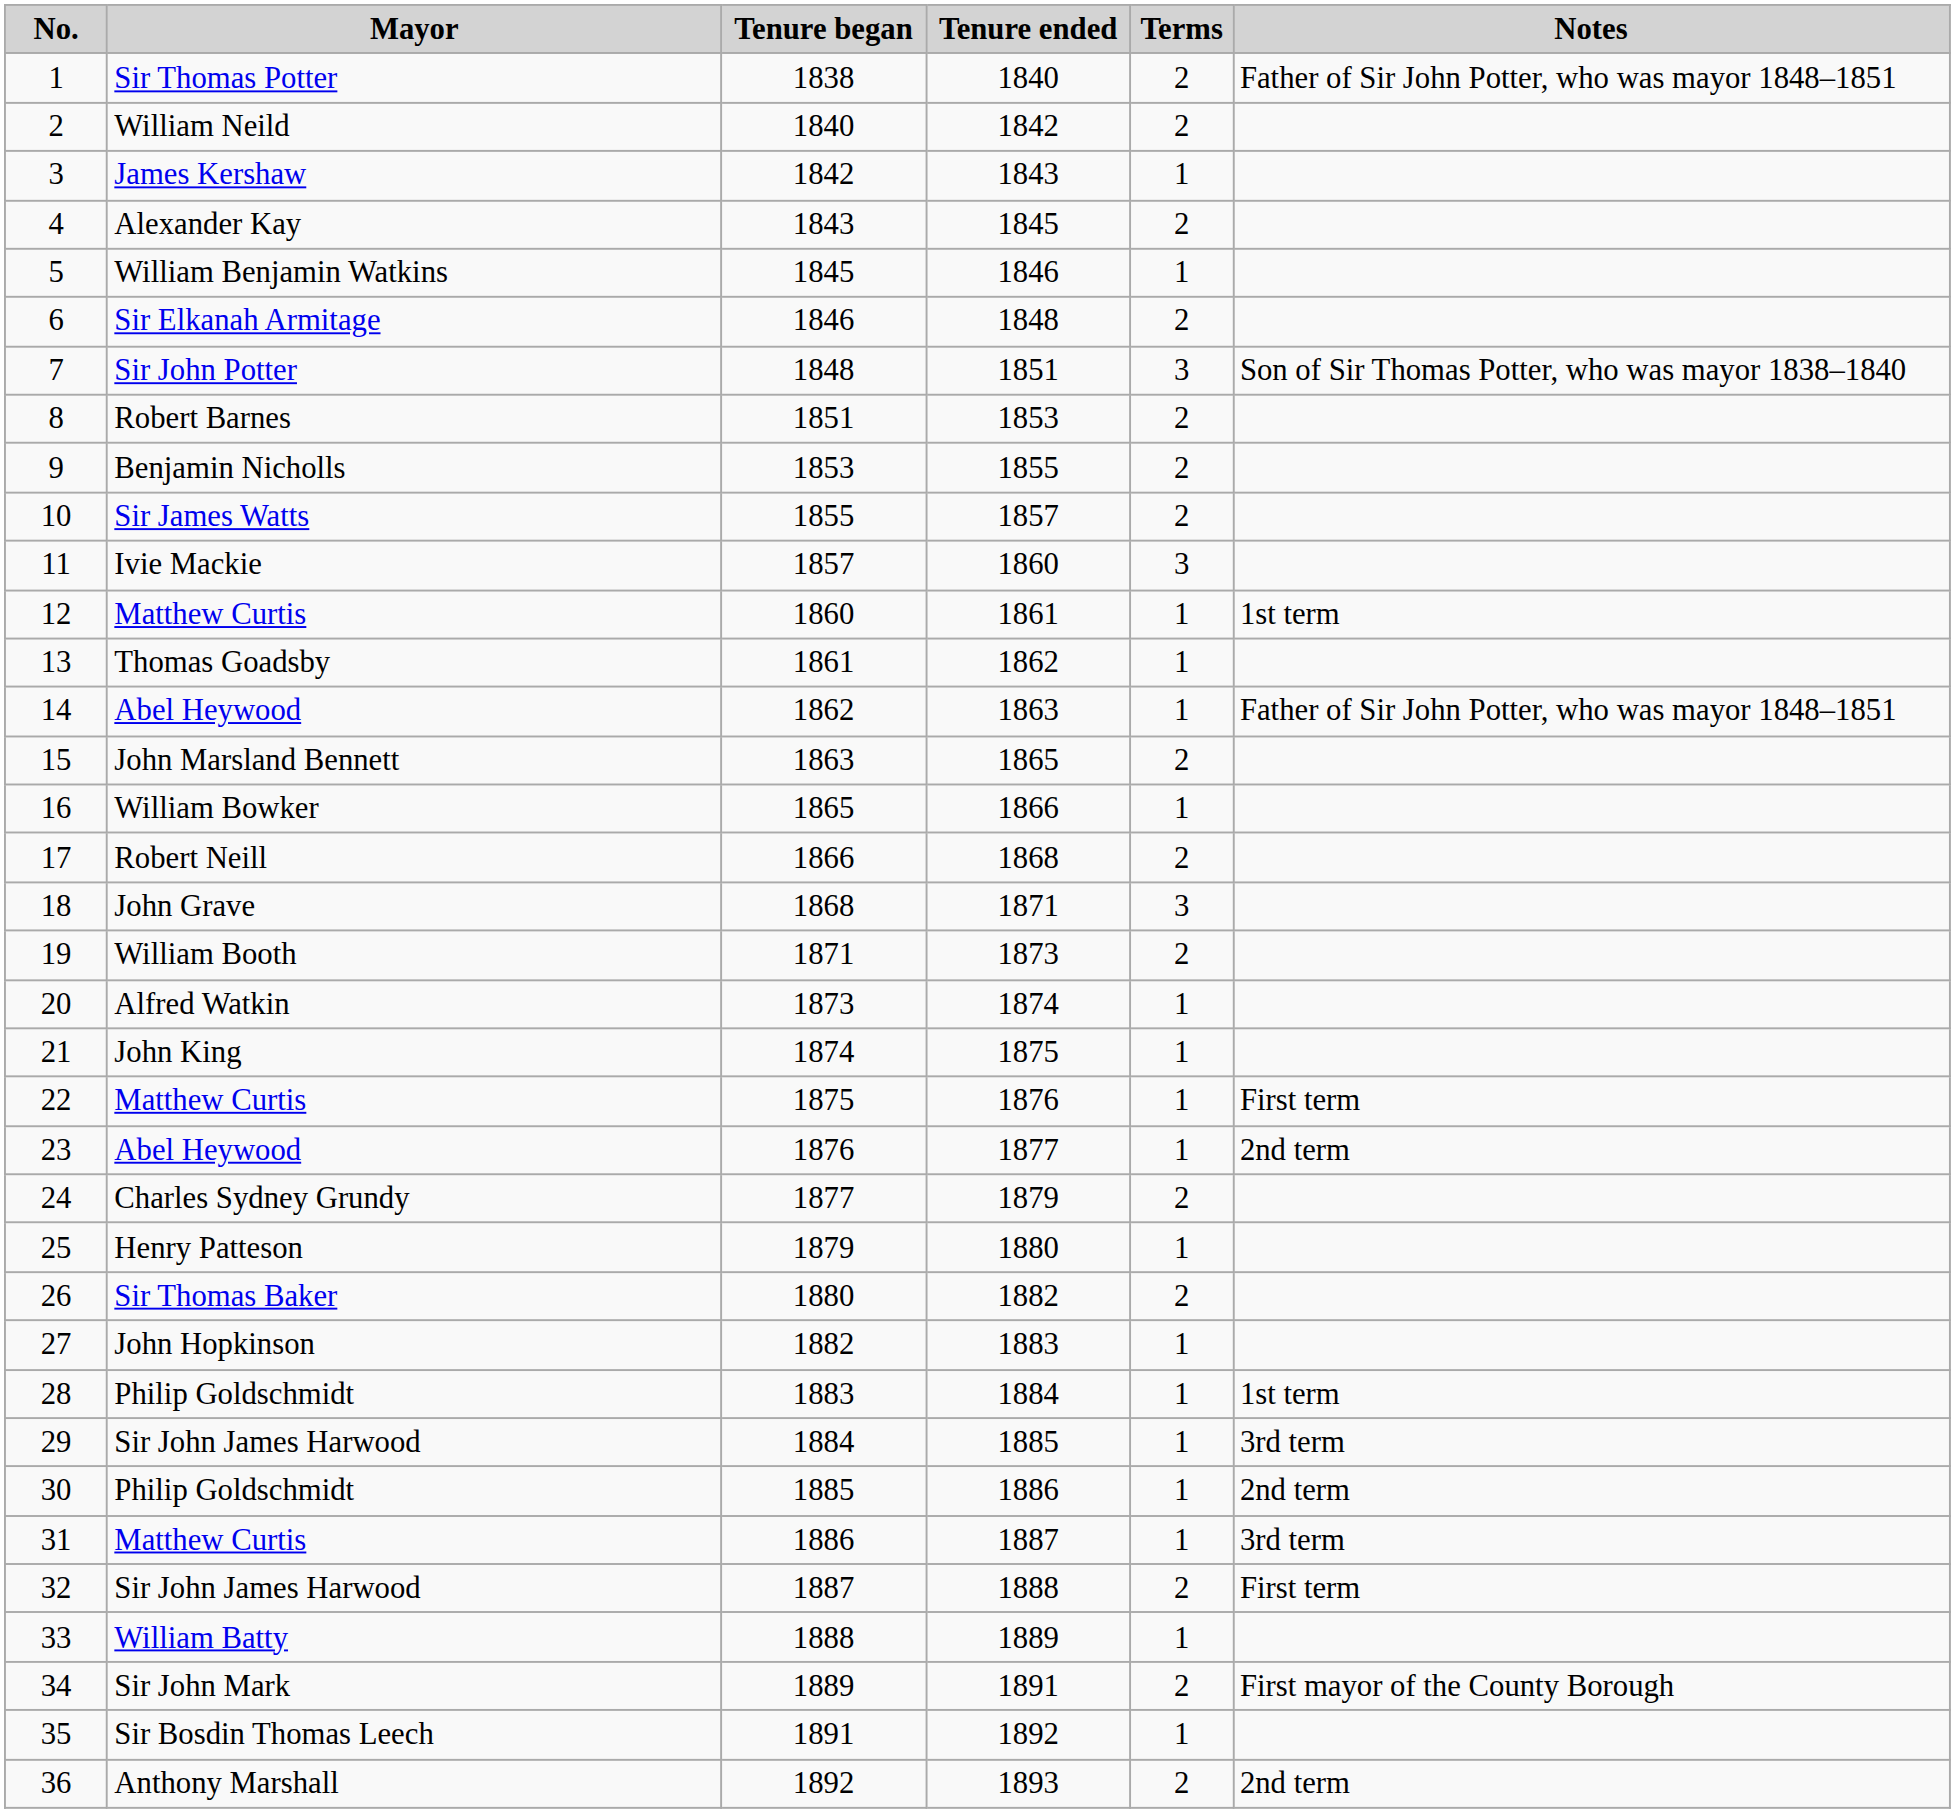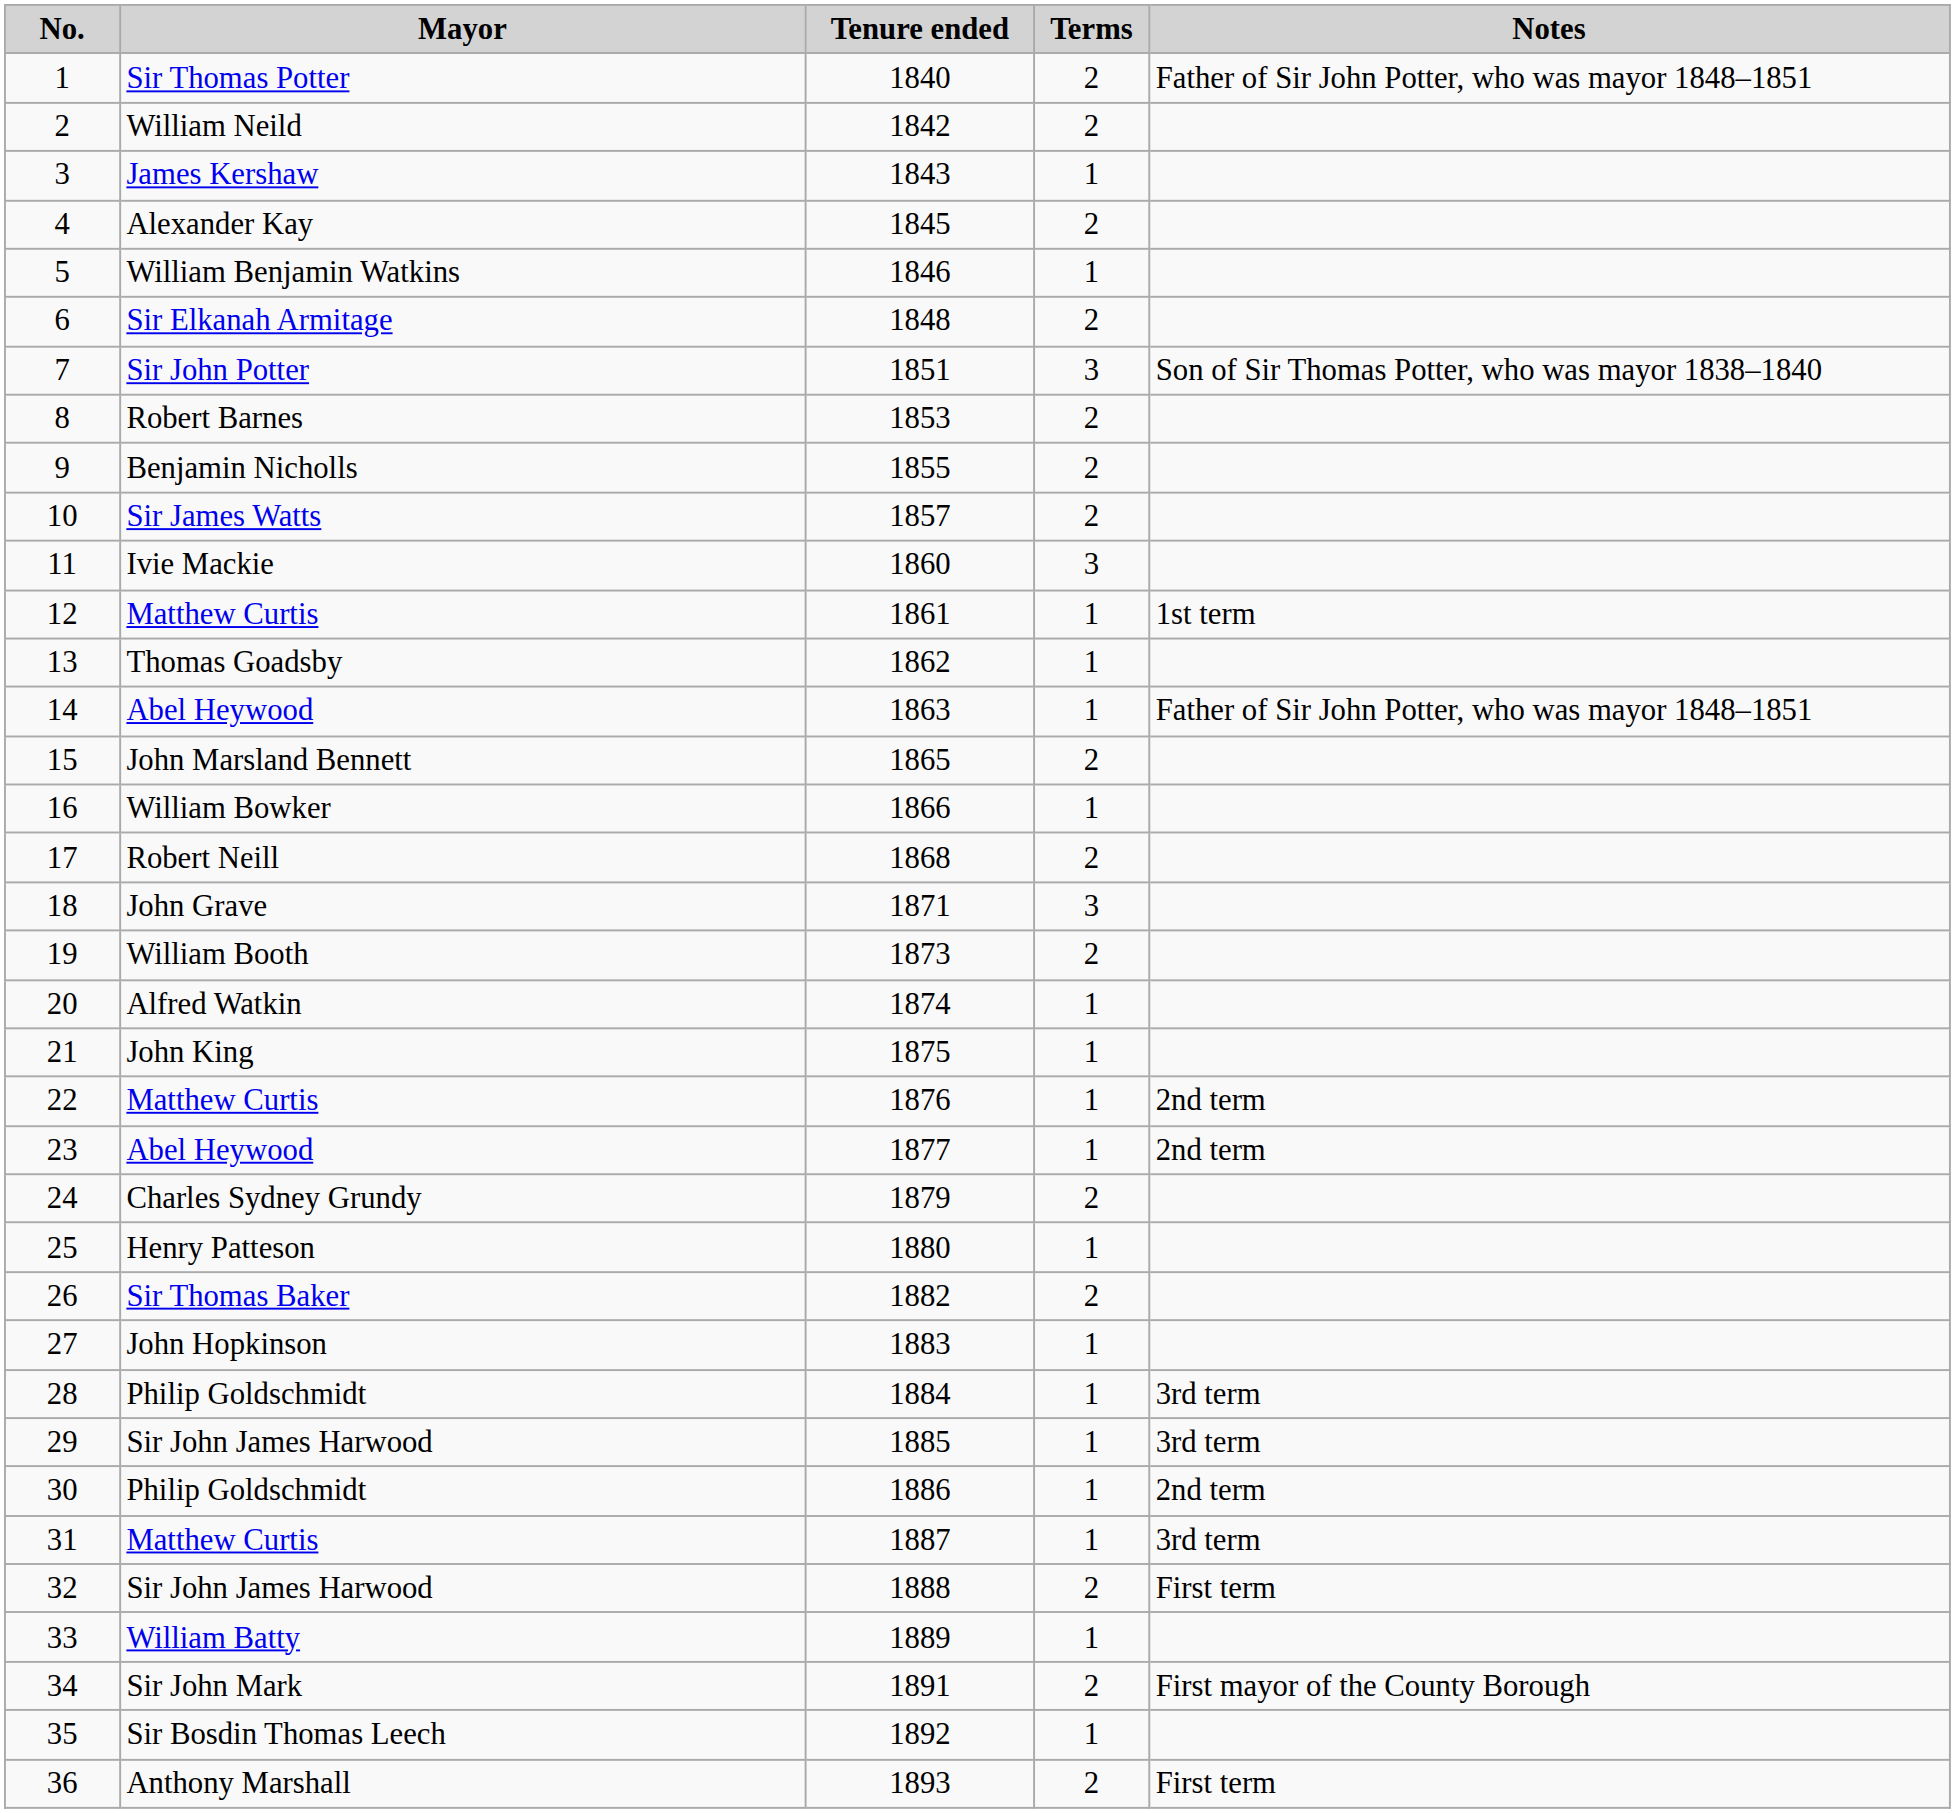- column: (824, 28)
(1300, 1100) First term -> (1211, 1100) 2nd term
(1290, 1393) 1st term -> (1208, 1393) 3rd term
(1295, 1782) 2nd term -> (1216, 1782) First term
